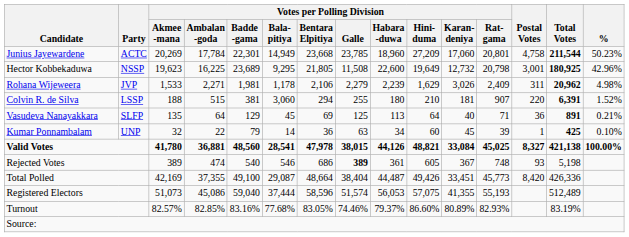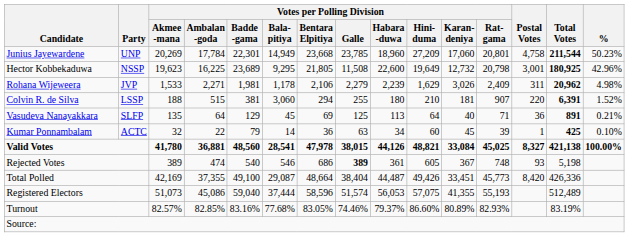(134, 54) ACTC -> (131, 54) UNP
(131, 131) UNP -> (134, 131) ACTC
